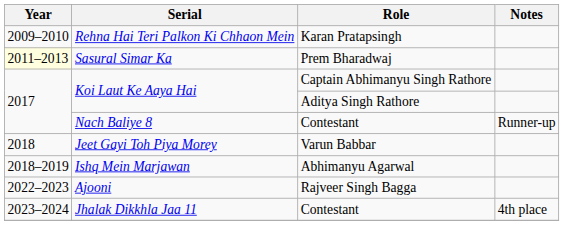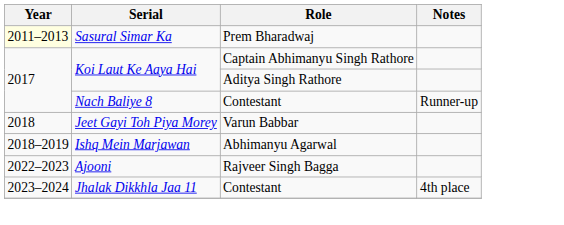- row: (185, 36)
